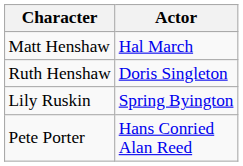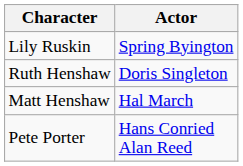rows swapped: (50, 100) <-> (59, 45)
